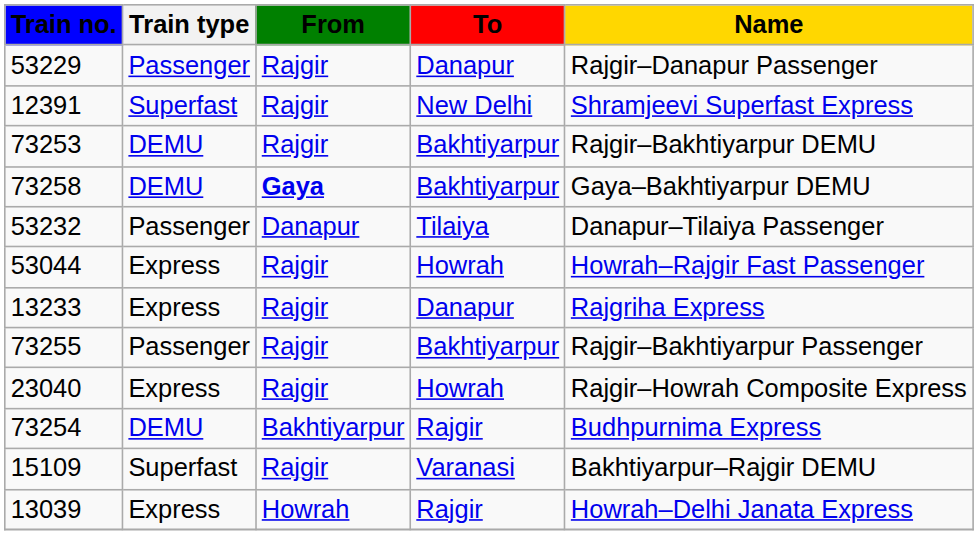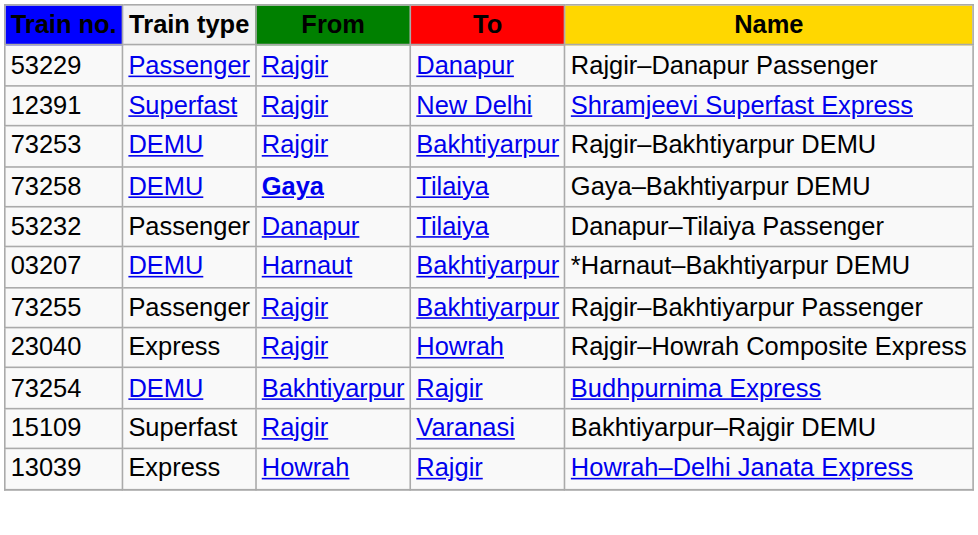(488, 186) Bakhtiyarpur -> (453, 186) Tilaiya
- row: (46, 266)
- row: (46, 307)
+ row: (46, 266)
